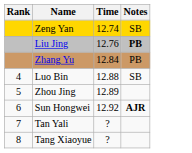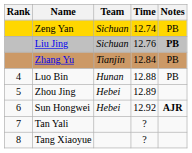+ column: (112, 12)
(136, 28) SB -> (173, 28) PB
(136, 76) SB -> (173, 76) PB
